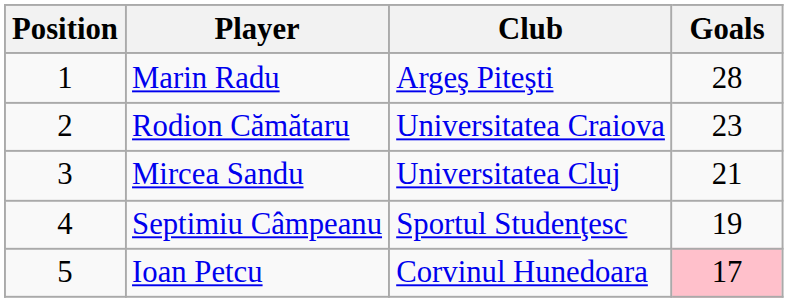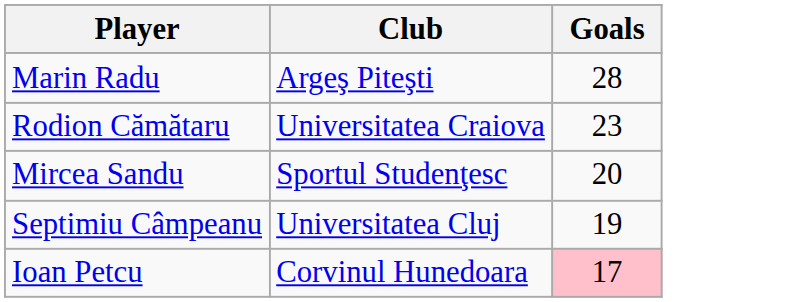- column: (65, 28)
(508, 175) Universitatea Cluj -> (392, 175) Sportul Studenţesc
(727, 175) 21 -> (607, 175) 20
(512, 223) Sportul Studenţesc -> (388, 223) Universitatea Cluj
